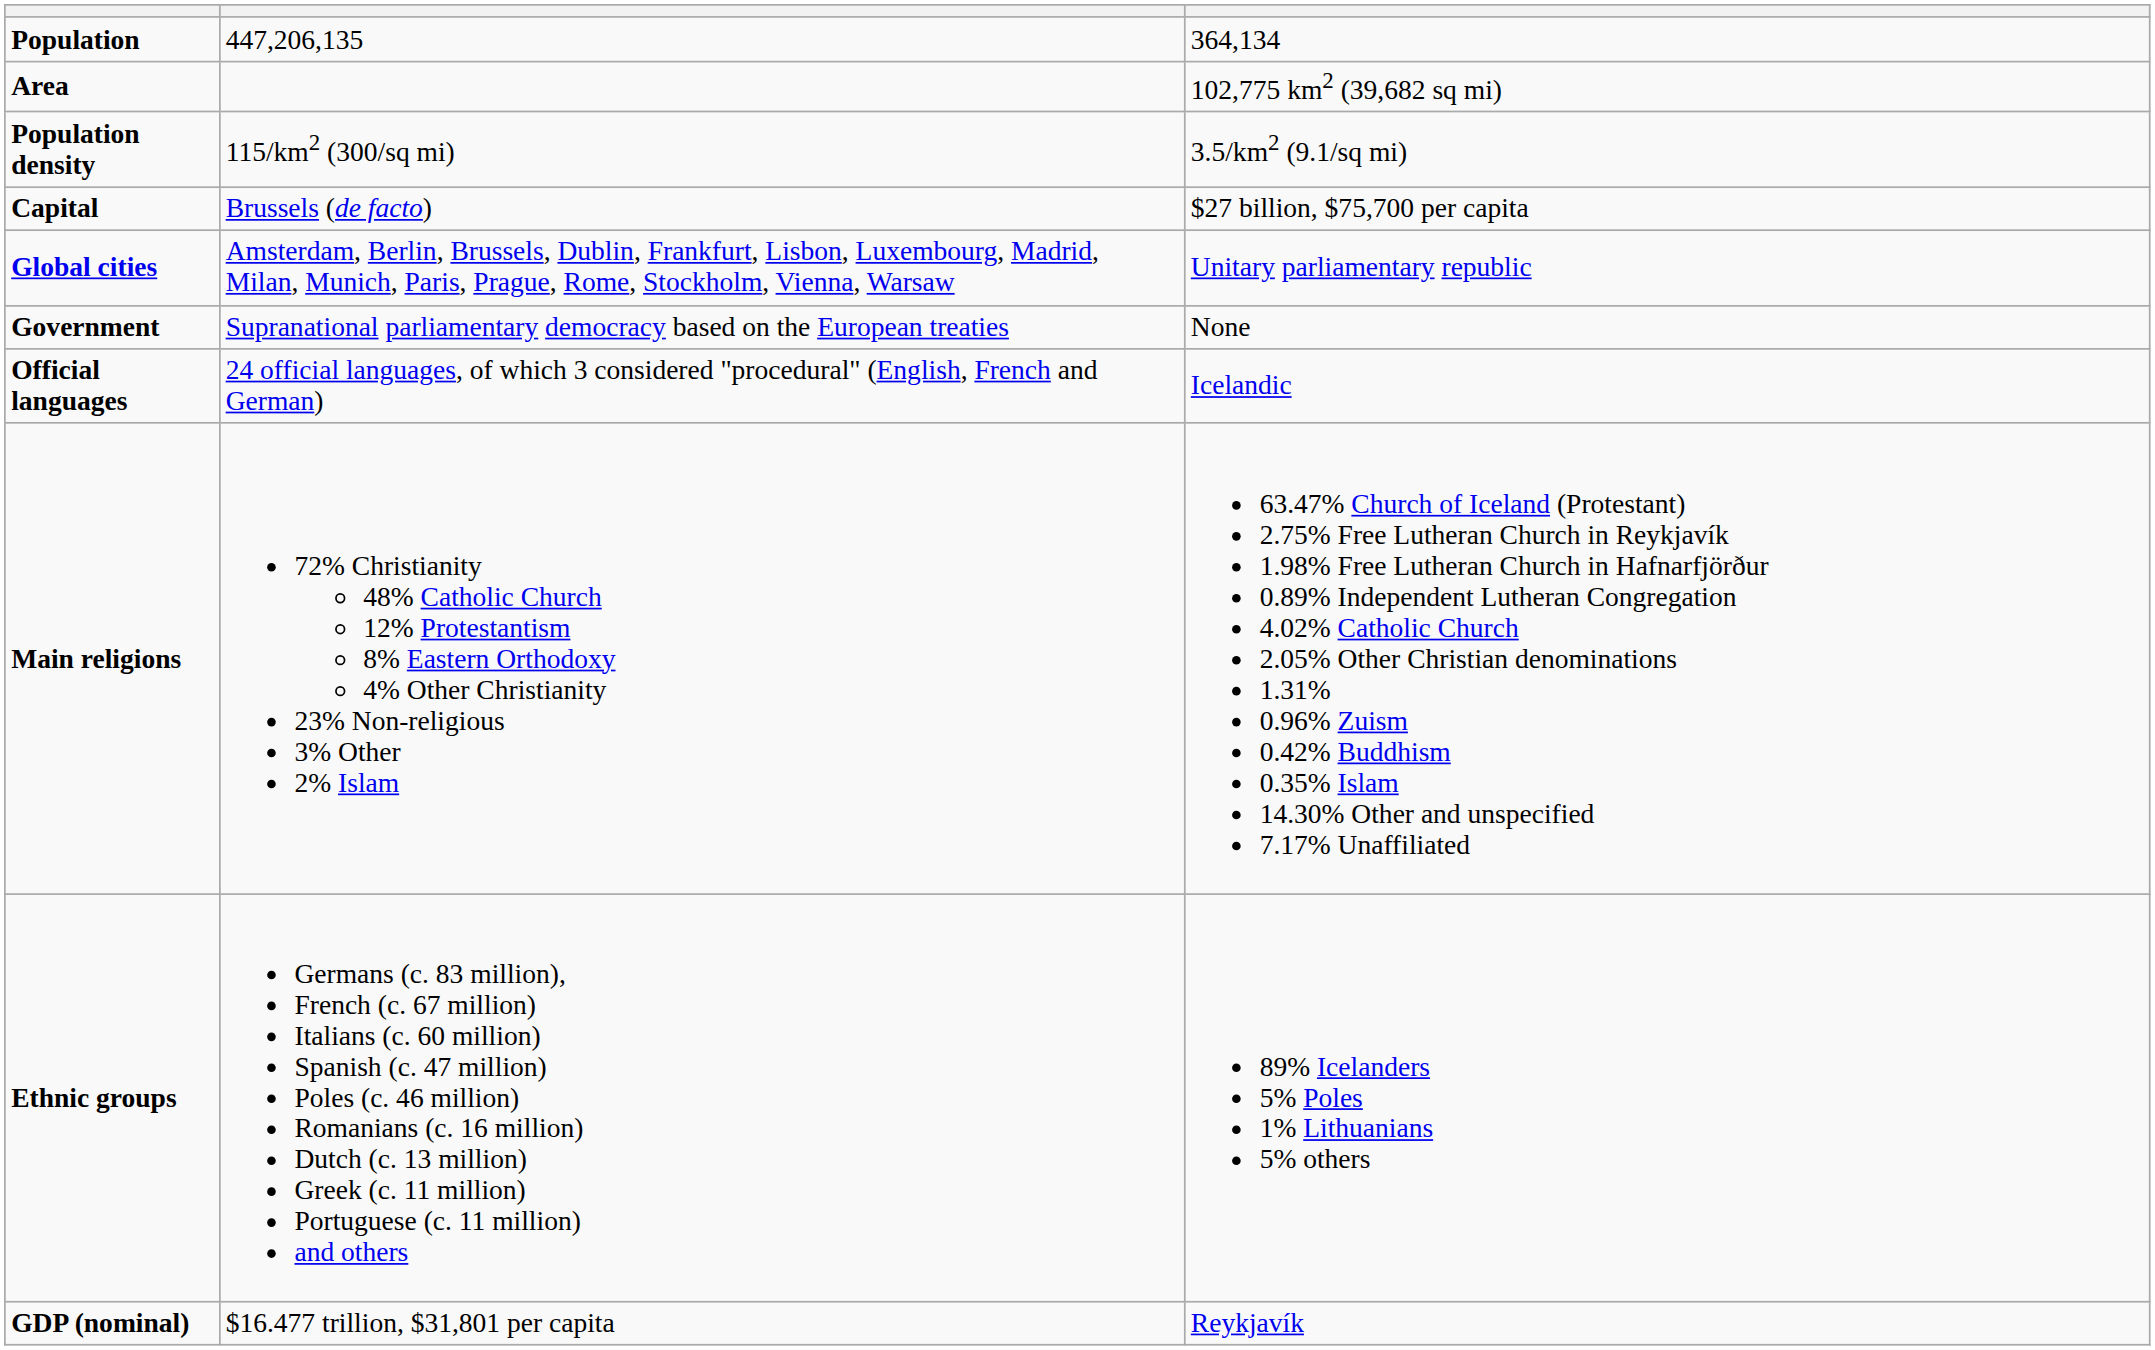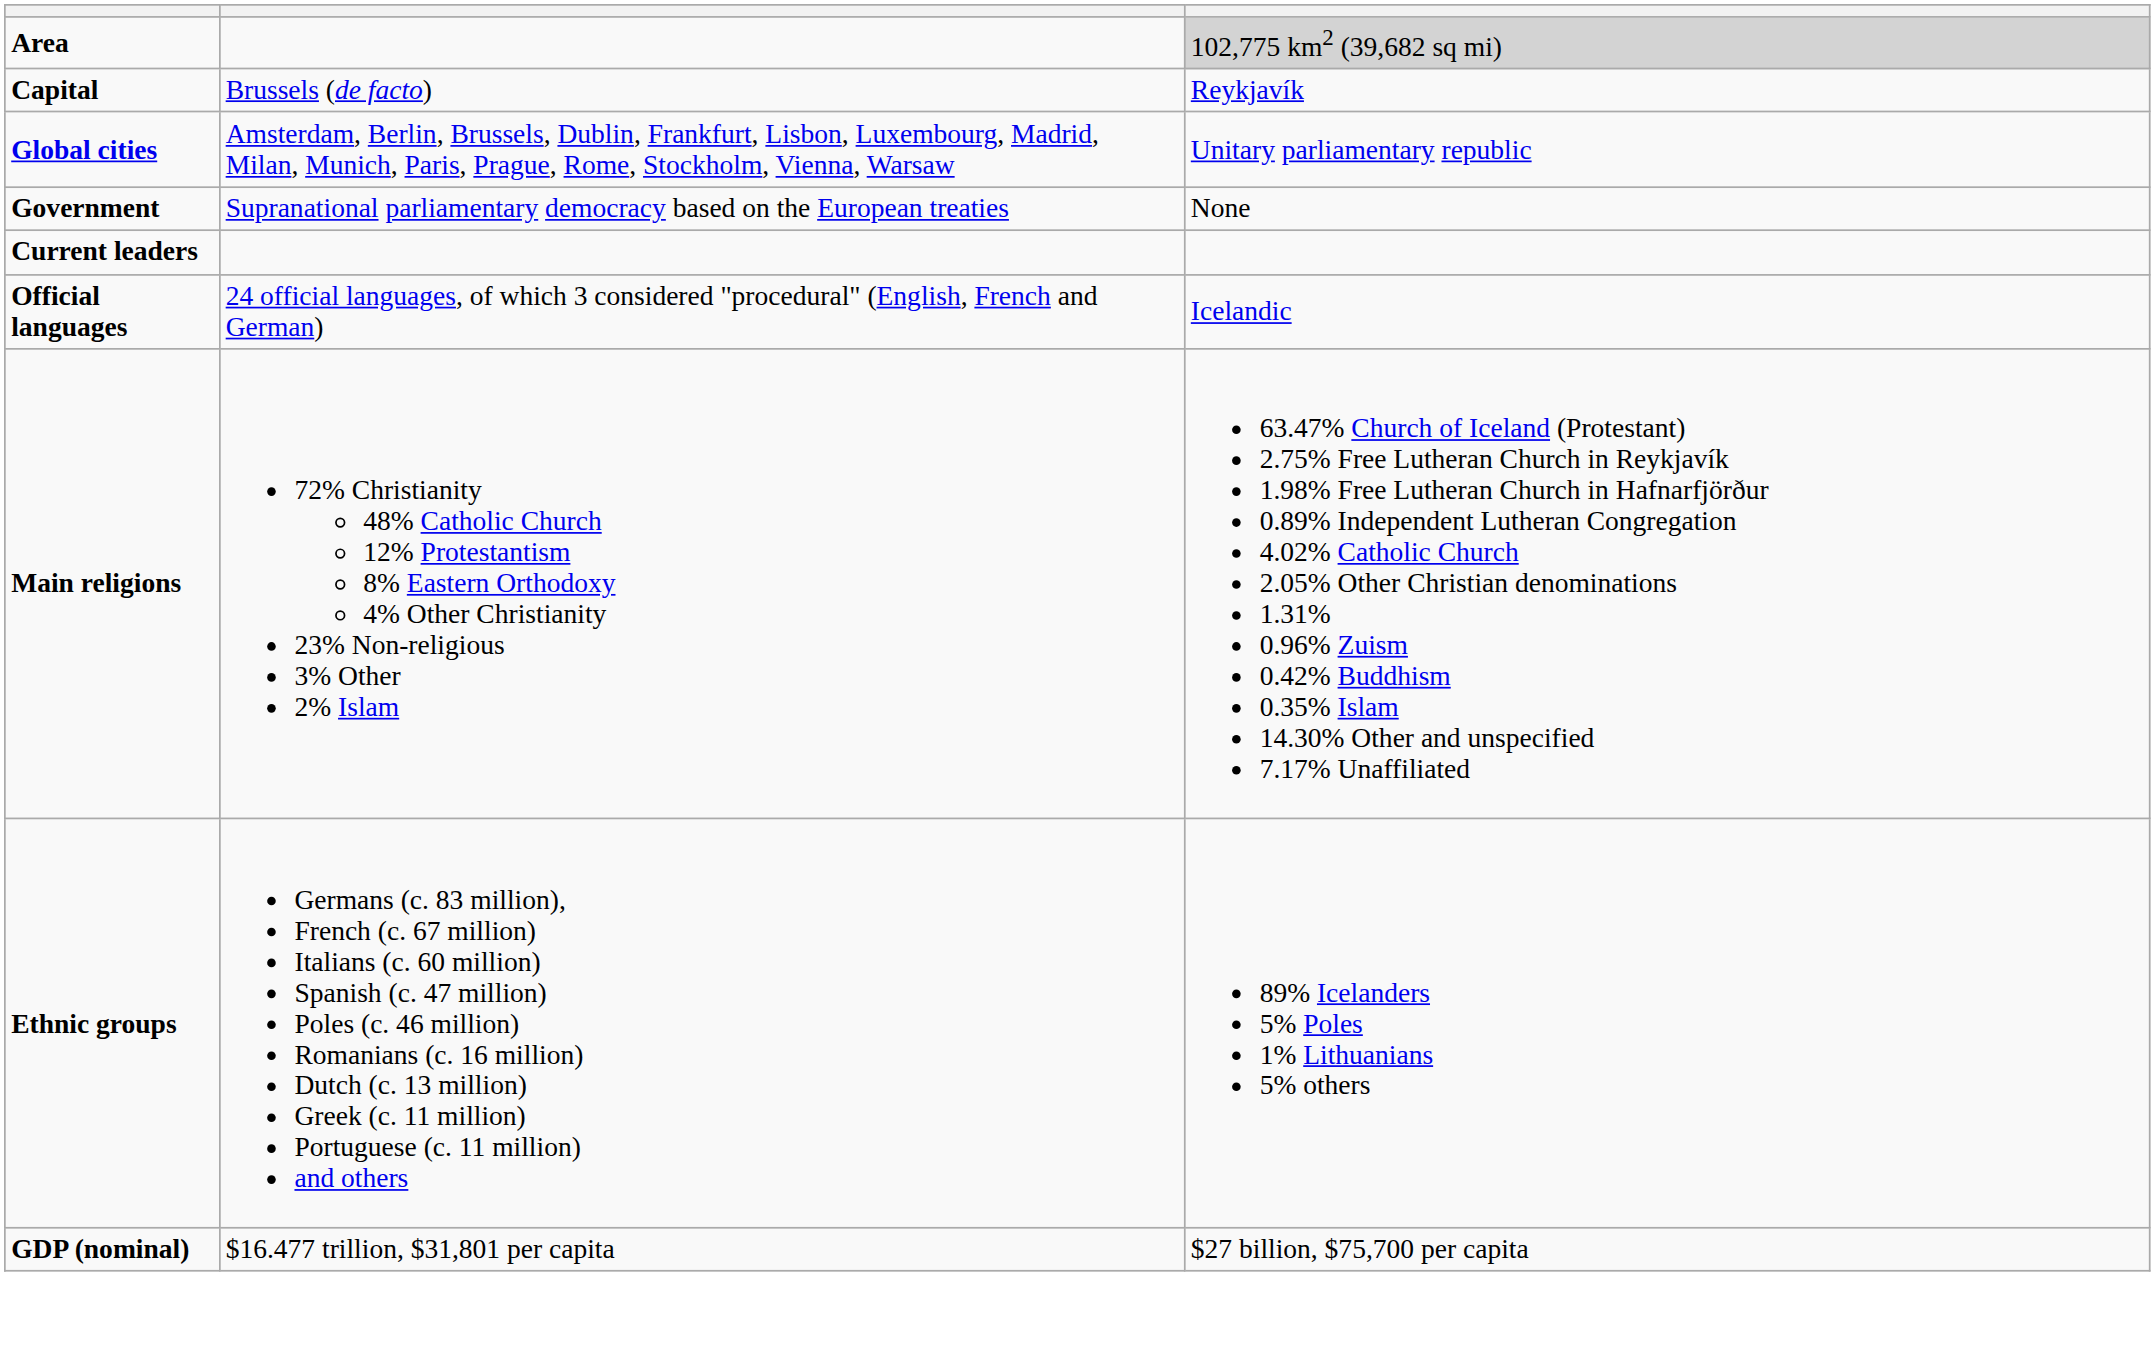- row: (75, 39)
(1346, 86) no background -> (1346, 42) lightgrey background
- row: (75, 149)
(1360, 208) $27 billion, $75,700 per capita -> (1247, 90) Reykjavík
+ row: (105, 251)
(1247, 1323) Reykjavík -> (1360, 1248) $27 billion, $75,700 per capita
